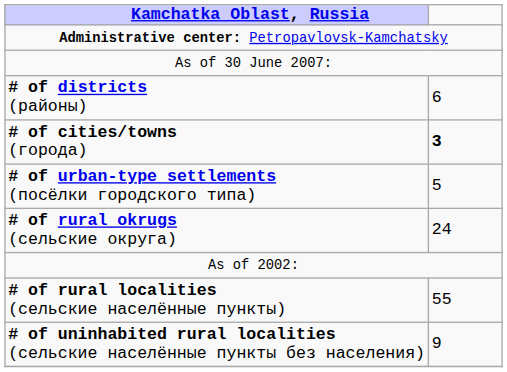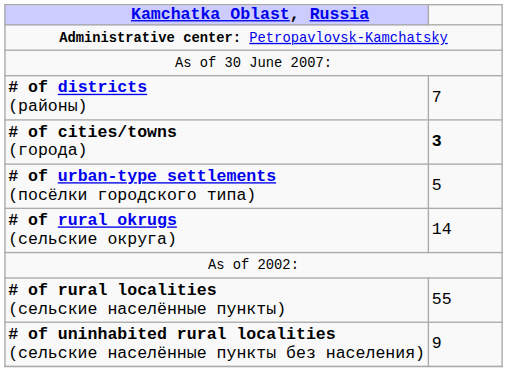(437, 98) 6 -> (437, 98) 7
(442, 230) 24 -> (442, 230) 14
